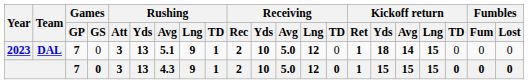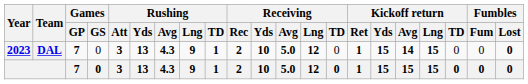(167, 50) 5.1 -> (167, 50) 4.3
(383, 50) 18 -> (383, 50) 15
(510, 50) normal -> (510, 50) bold
